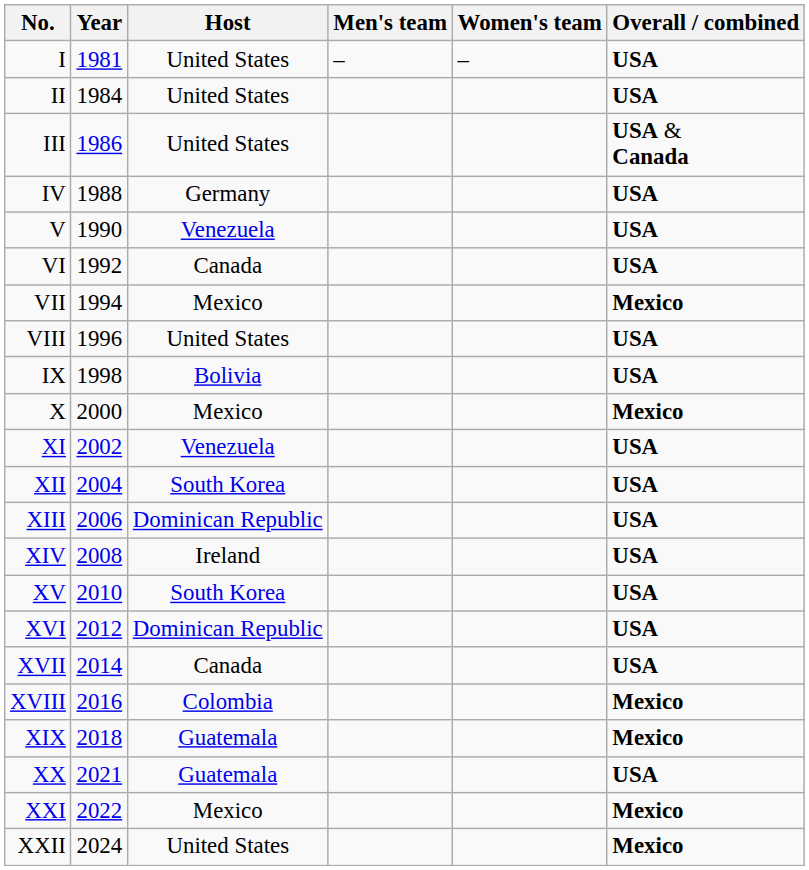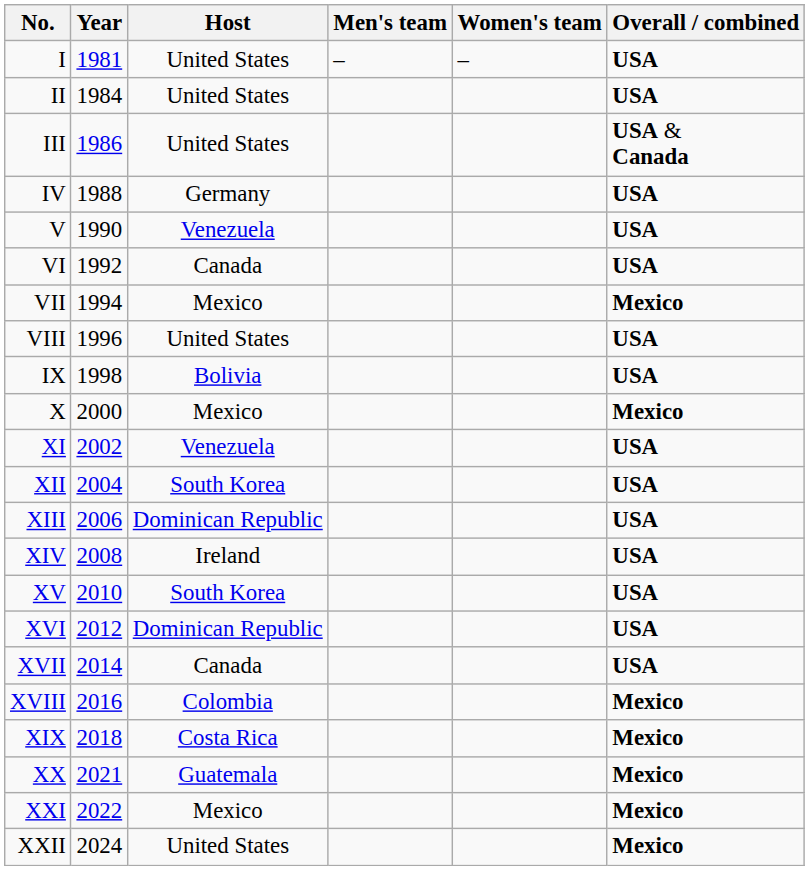(228, 737) Guatemala -> (228, 737) Costa Rica
(635, 774) USA -> (648, 774) Mexico
